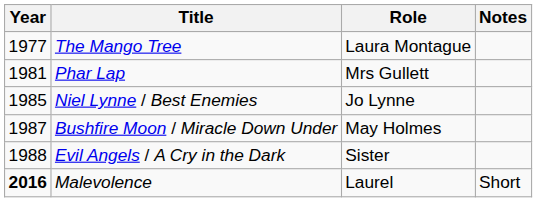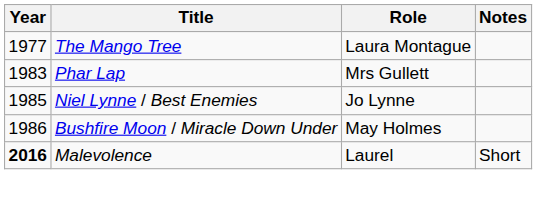(28, 73) 1981 -> (28, 73) 1983
(28, 127) 1987 -> (28, 127) 1986
- row: (170, 155)
